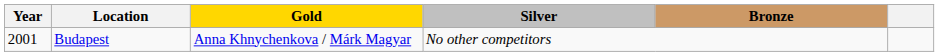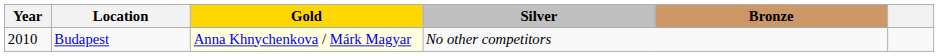(23, 39) 2001 -> (23, 39) 2010
(302, 39) no background -> (302, 39) lightyellow background
